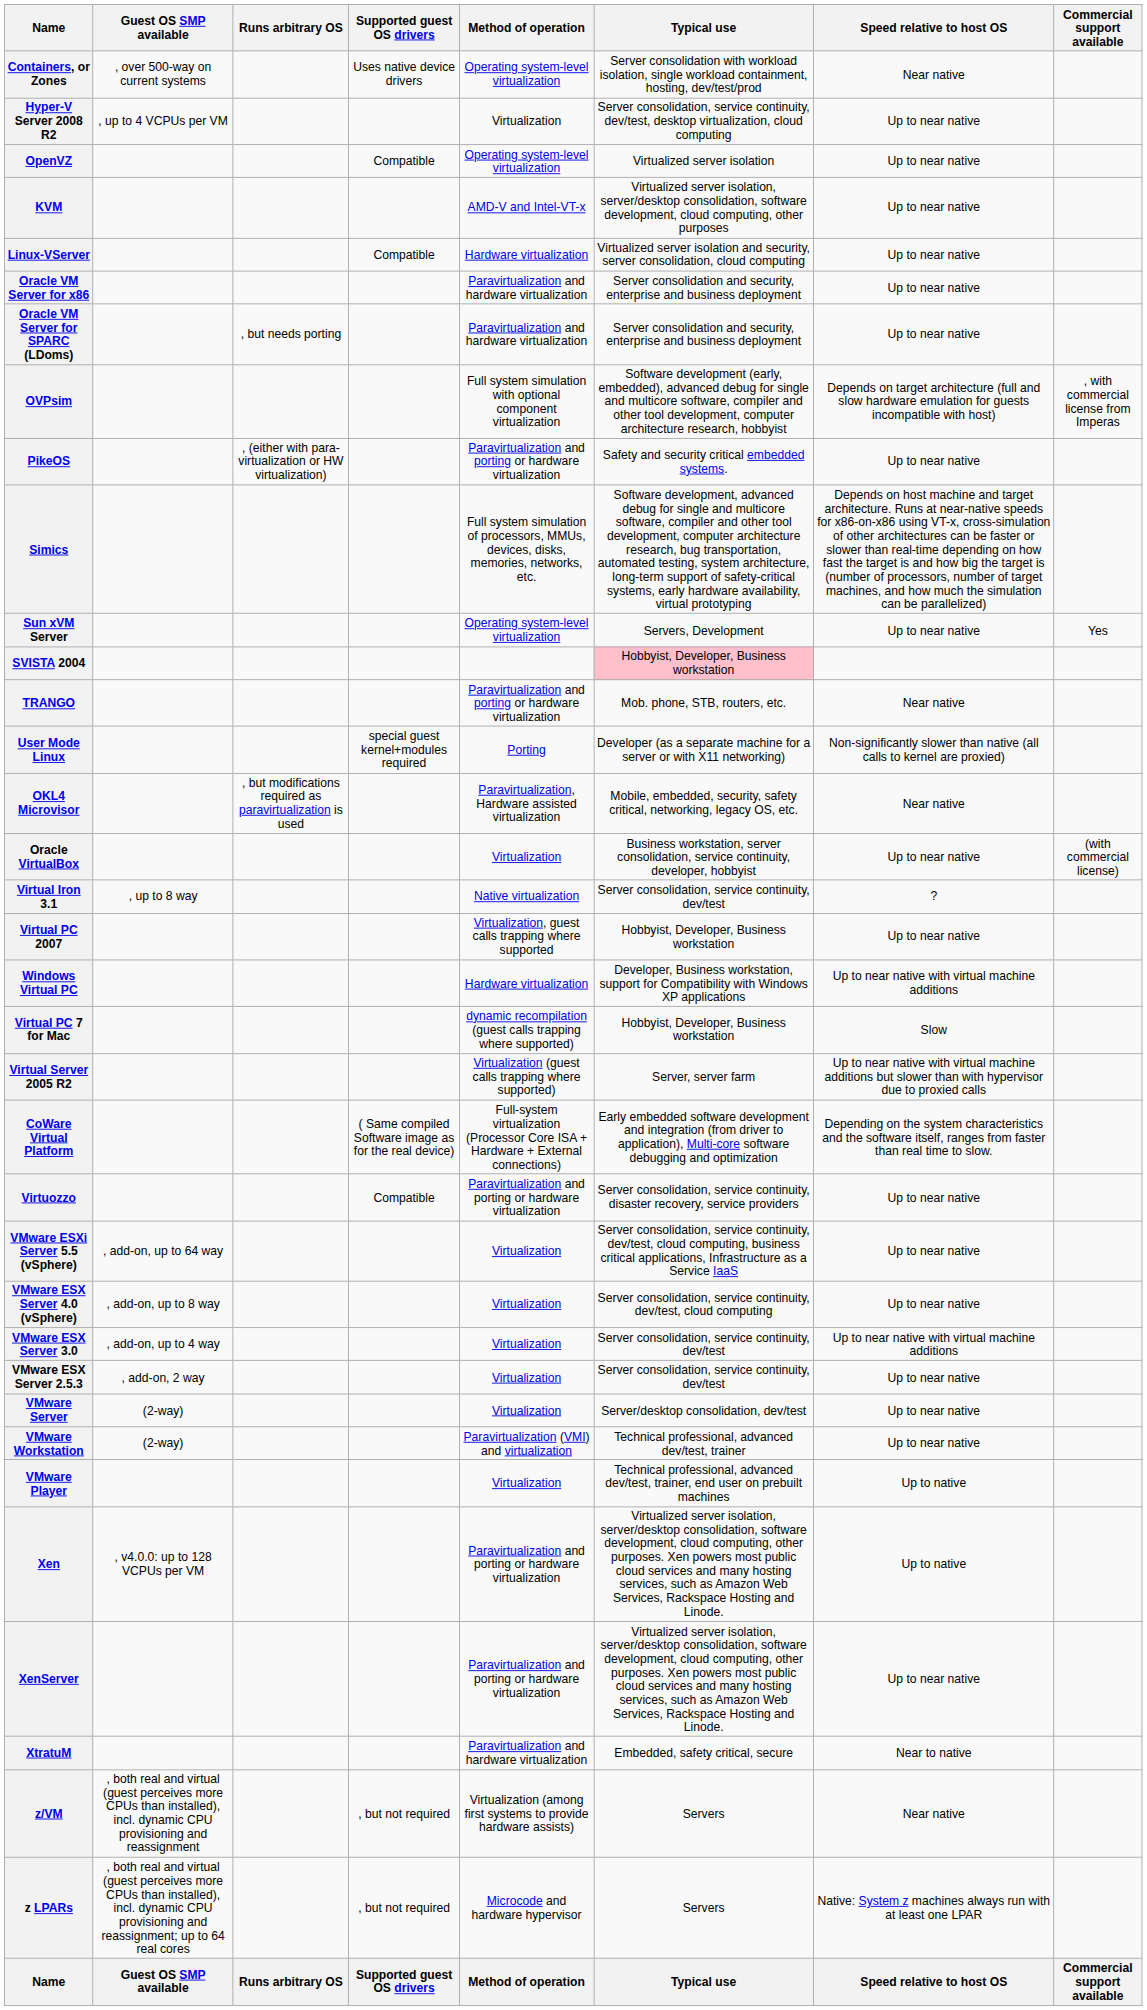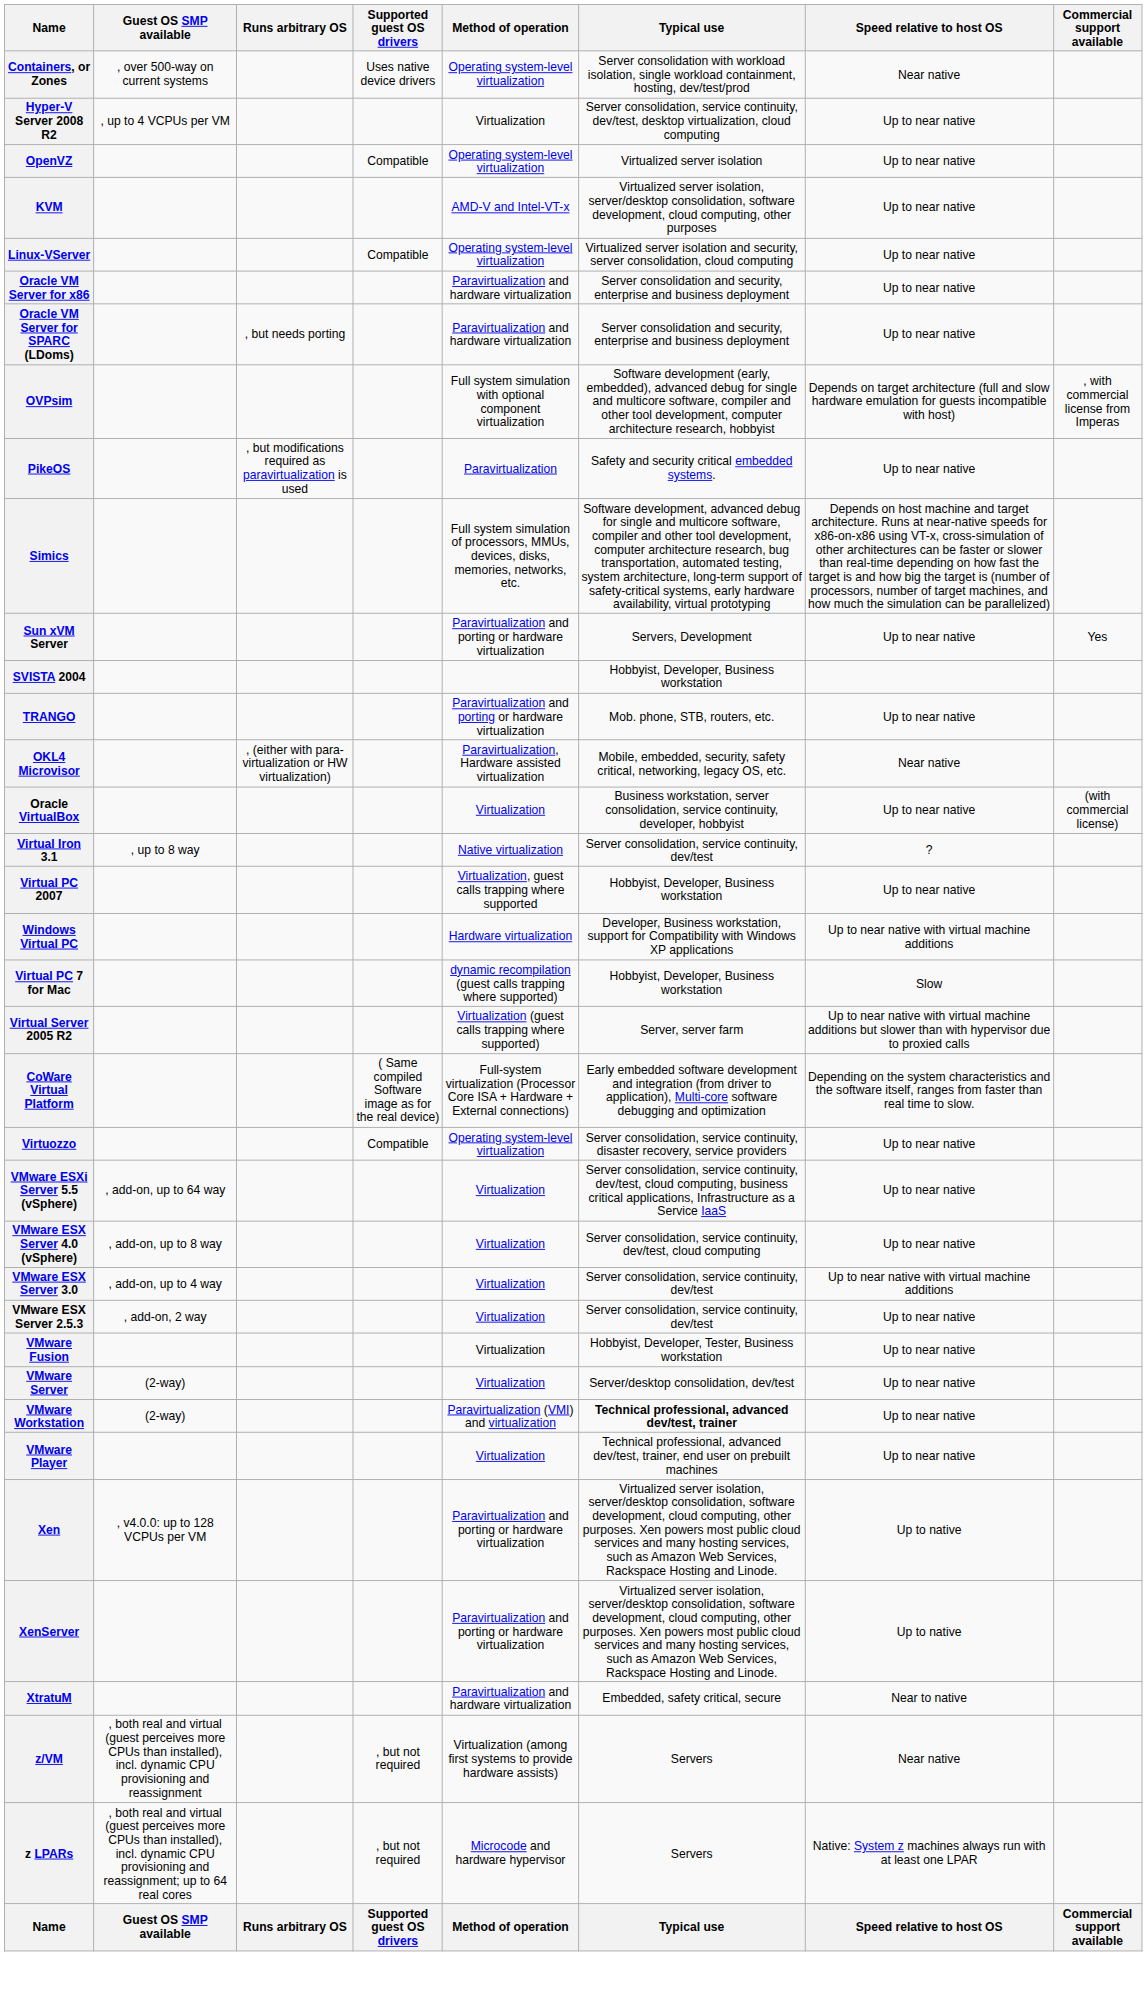(527, 255) Hardware virtualization -> (510, 255) Operating system-level virtualization
(291, 462) , (either with para-virtualization or HW virtualization) -> (295, 469) , but modifications required as paravirtualization is used
(527, 462) Paravirtualization and porting or hardware virtualization -> (510, 469) Paravirtualization
(527, 630) Operating system-level virtualization -> (510, 637) Paravirtualization and porting or hardware virtualization
(704, 664) pink background -> (692, 677) no background
(934, 703) Near native -> (929, 717) Up to near native
- row: (49, 750)
(291, 804) , but modifications required as paravirtualization is used -> (295, 764) , (either with para-virtualization or HW virtualization)
(527, 1198) Paravirtualization and porting or hardware virtualization -> (510, 1144) Operating system-level virtualization
+ row: (49, 1350)
(704, 1444) normal -> (692, 1416) bold
(934, 1484) Up to native -> (929, 1456) Up to near native
(934, 1679) Up to near native -> (929, 1632) Up to native
